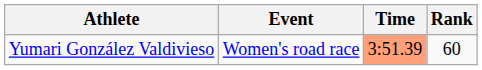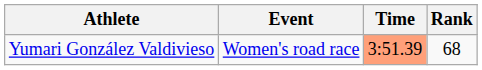(452, 49) 60 -> (452, 49) 68
